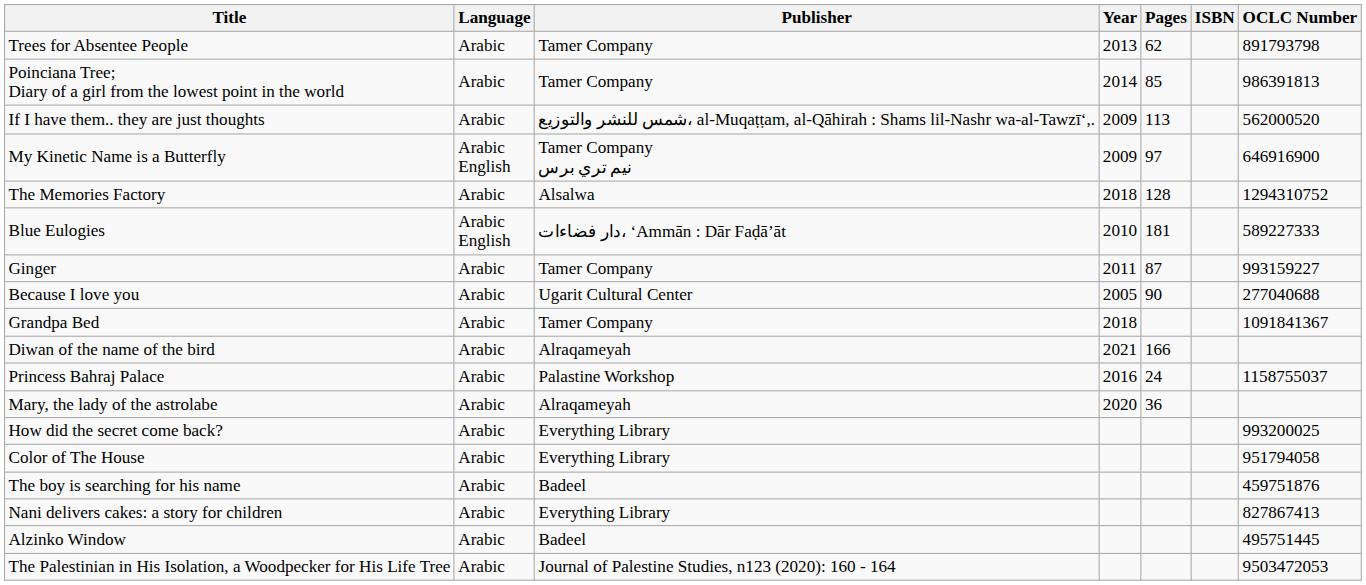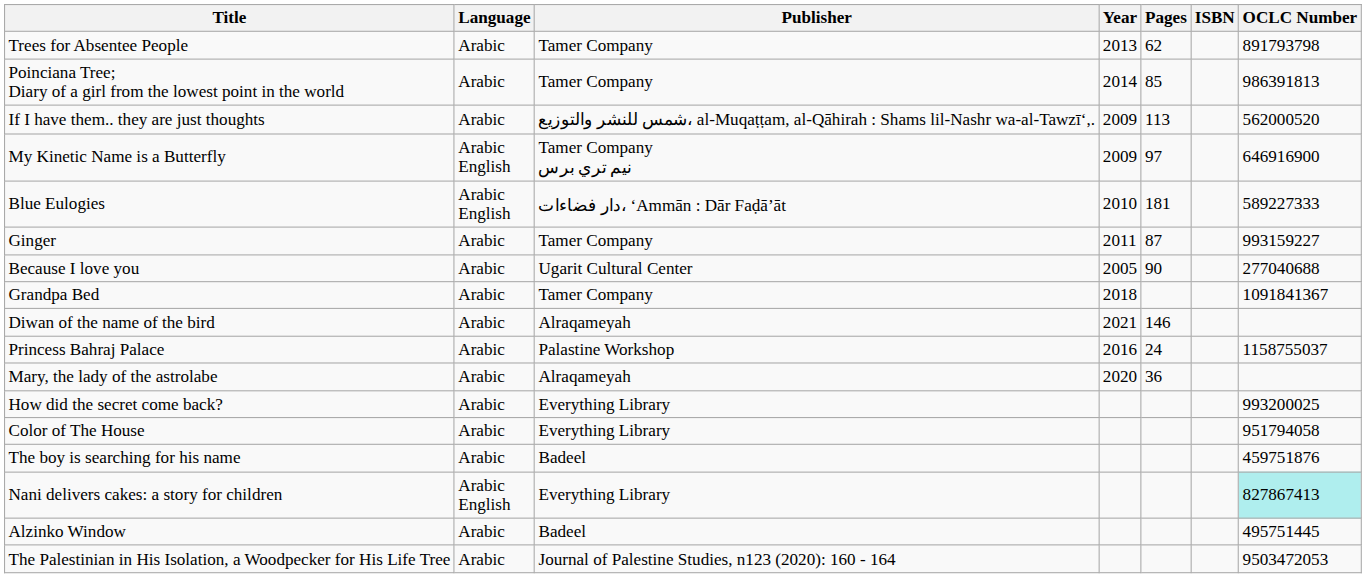- row: (87, 194)
(1158, 349) 166 -> (1158, 322) 146
(482, 512) Arabic -> (484, 494) Arabic English
(1281, 512) no background -> (1281, 494) paleturquoise background
